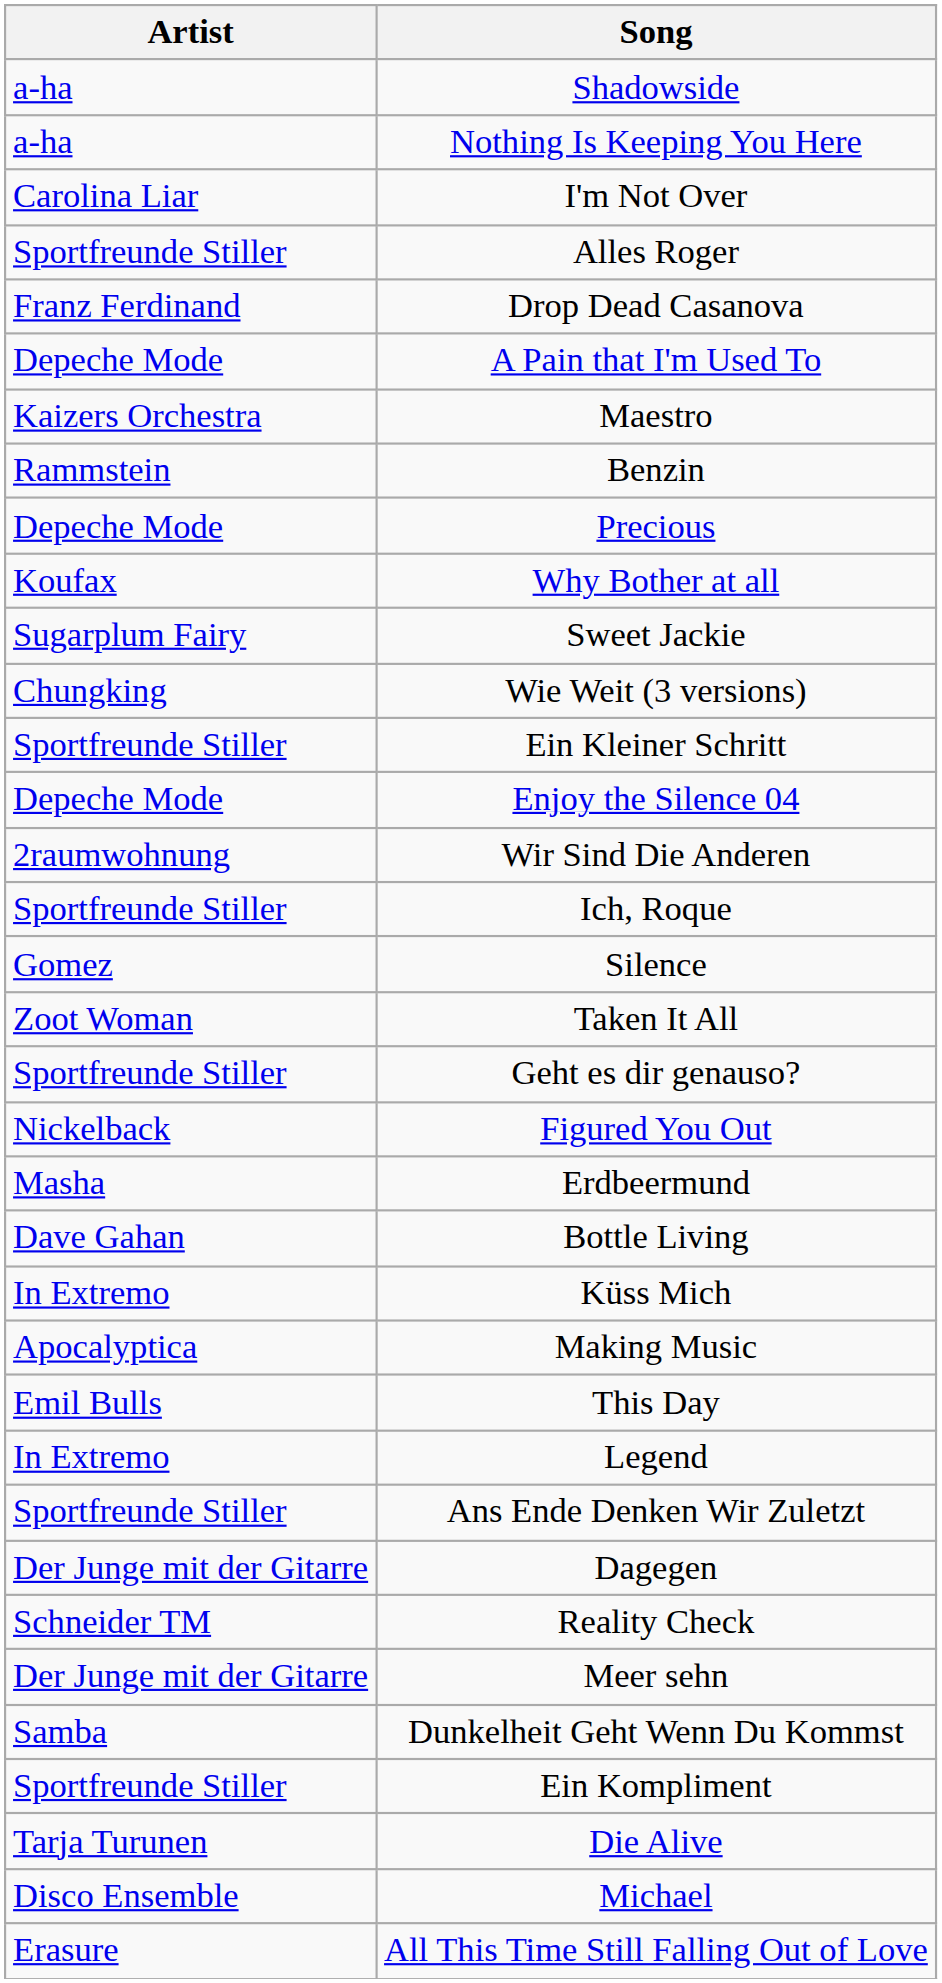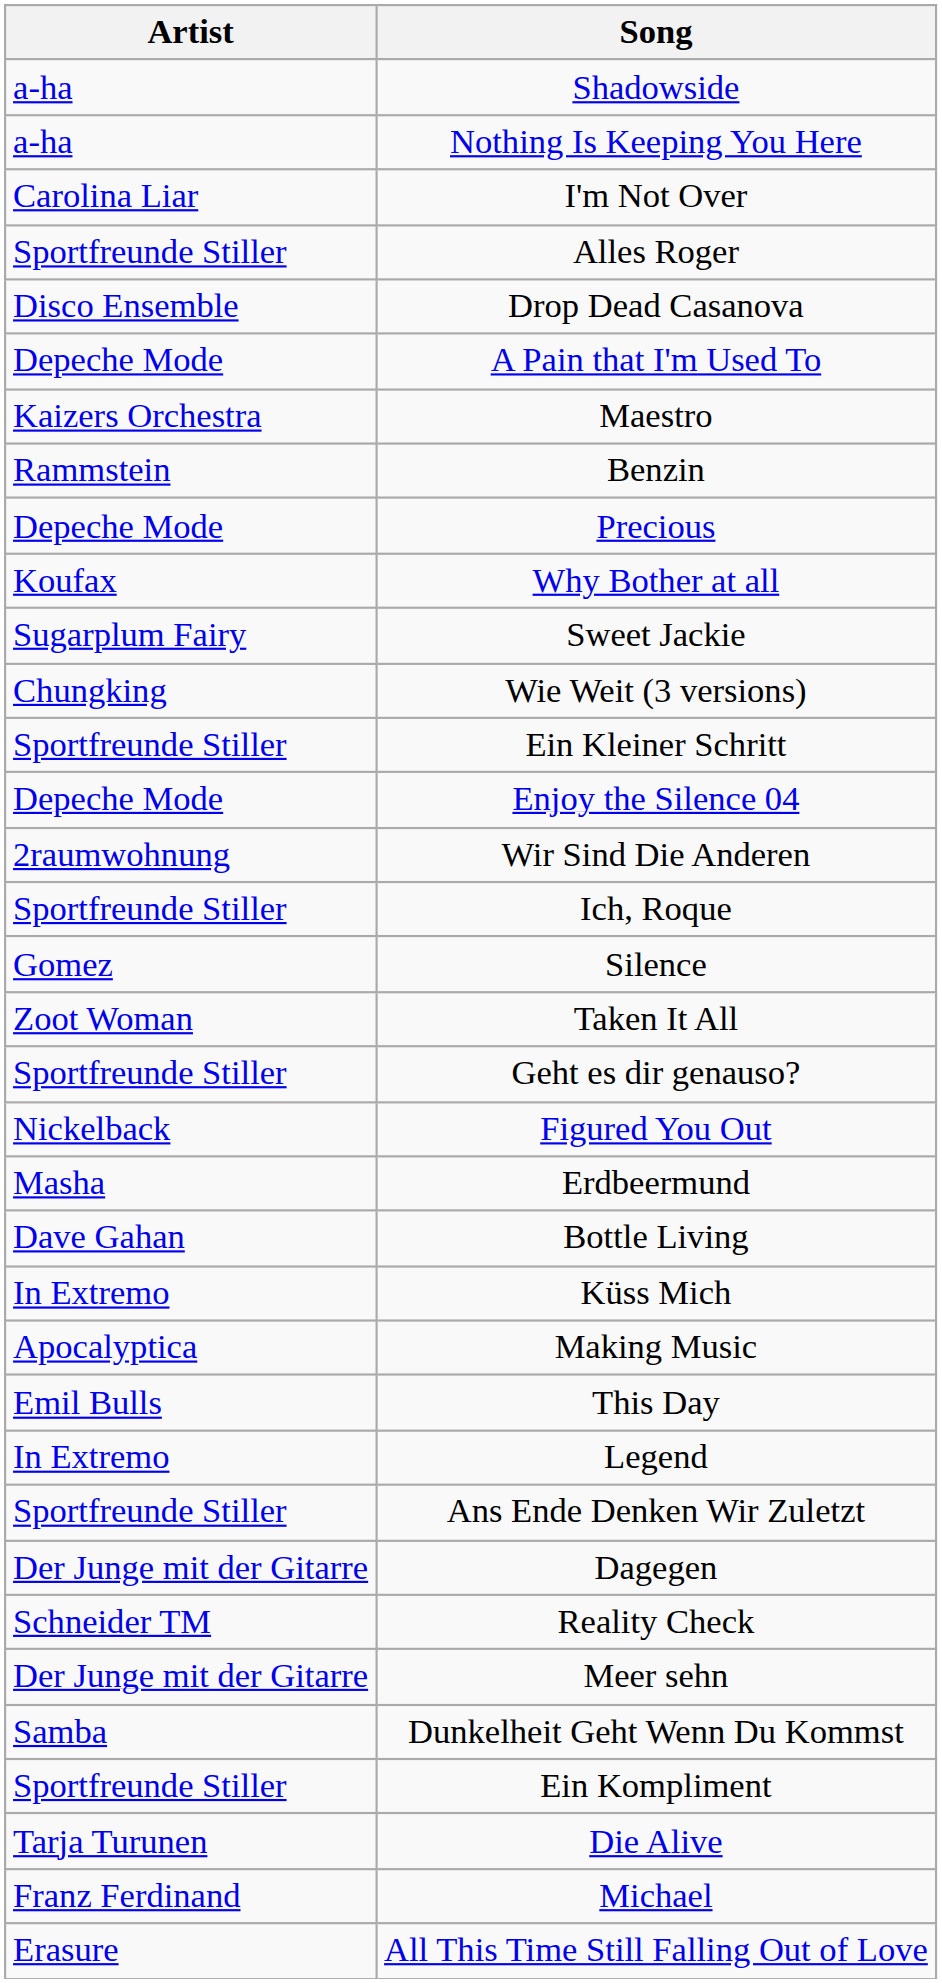(127, 305) Franz Ferdinand -> (126, 305) Disco Ensemble
(126, 1895) Disco Ensemble -> (127, 1895) Franz Ferdinand
